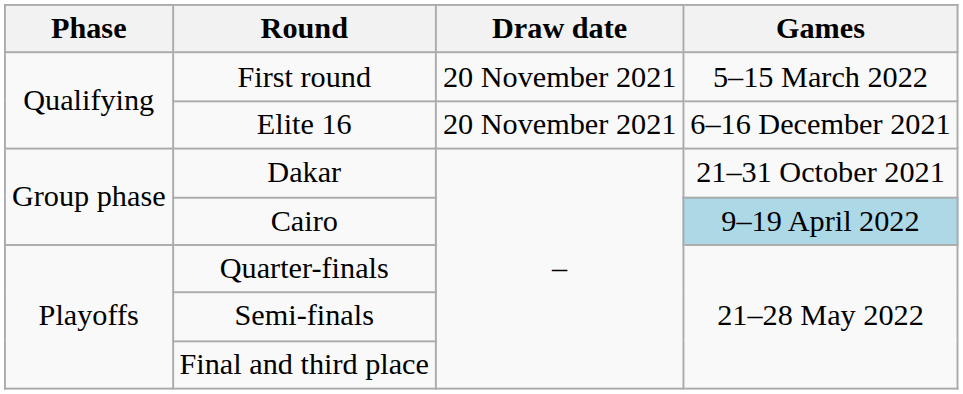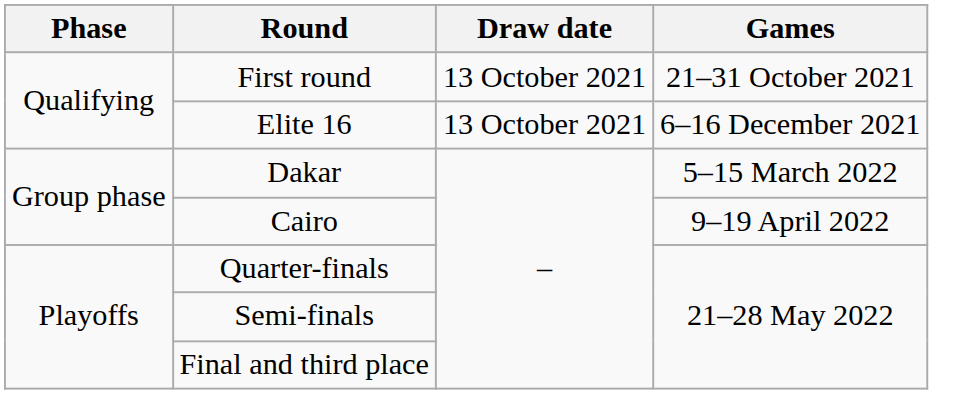(560, 76) 20 November 2021 -> (545, 76) 13 October 2021
(820, 76) 5–15 March 2022 -> (790, 76) 21–31 October 2021
(560, 124) 20 November 2021 -> (545, 124) 13 October 2021
(820, 172) 21–31 October 2021 -> (790, 172) 5–15 March 2022
(820, 220) lightblue background -> (790, 220) no background
